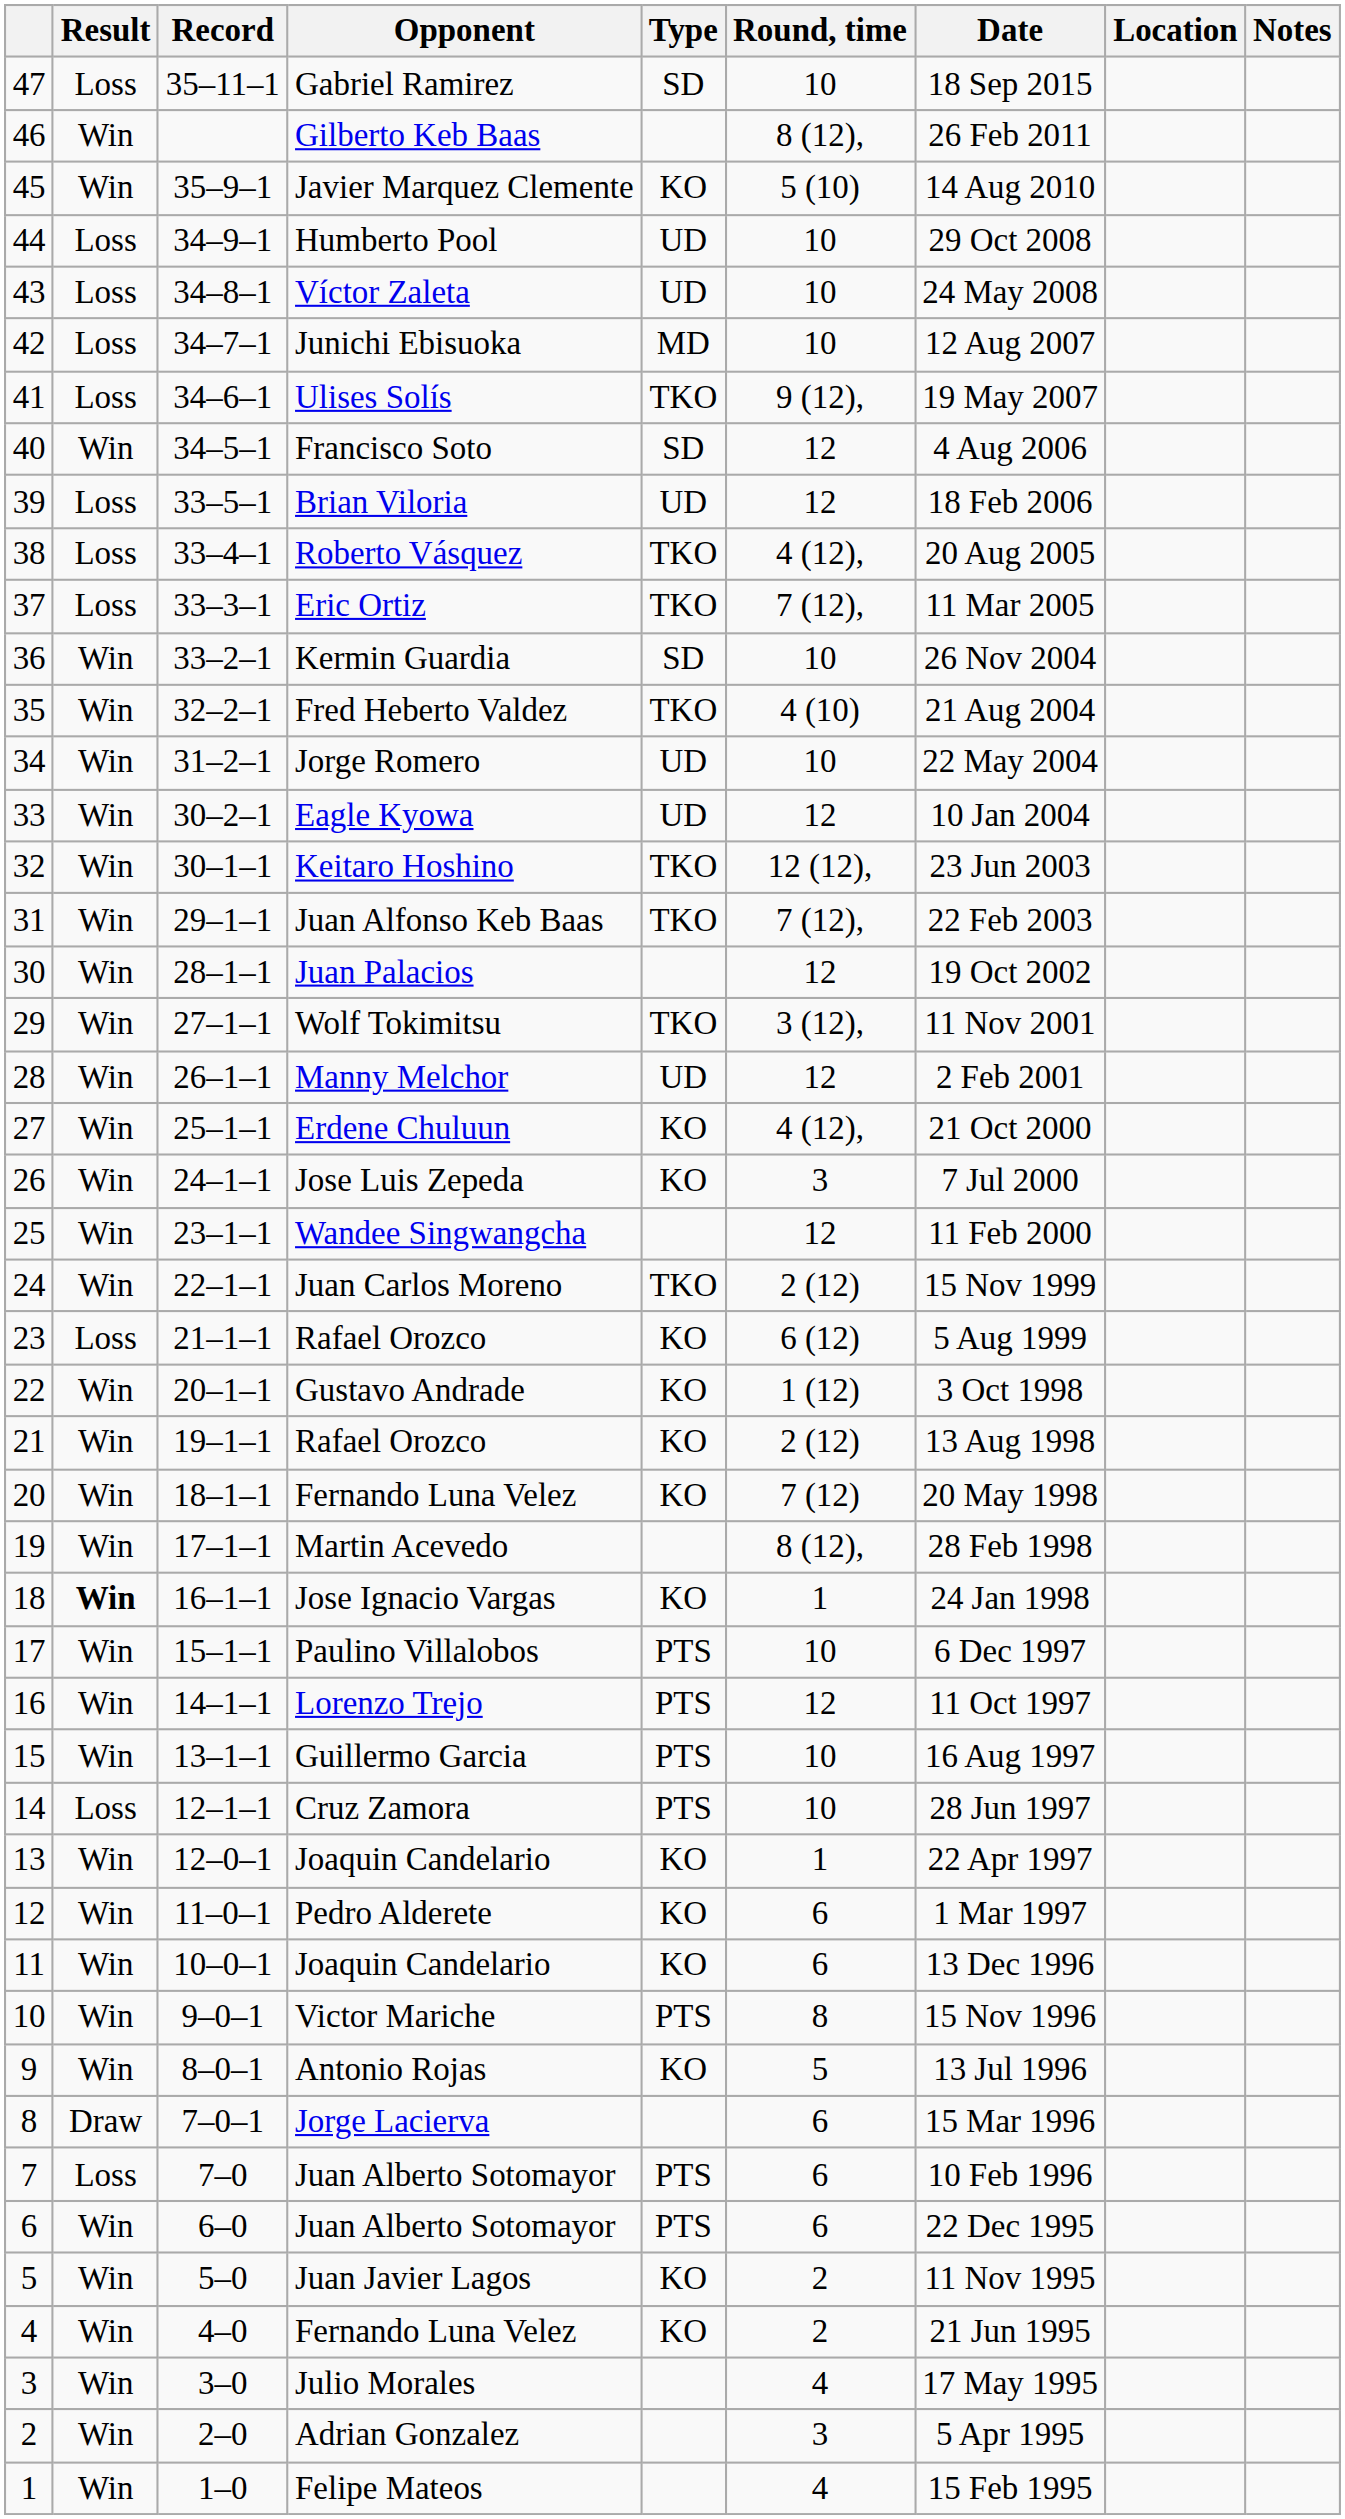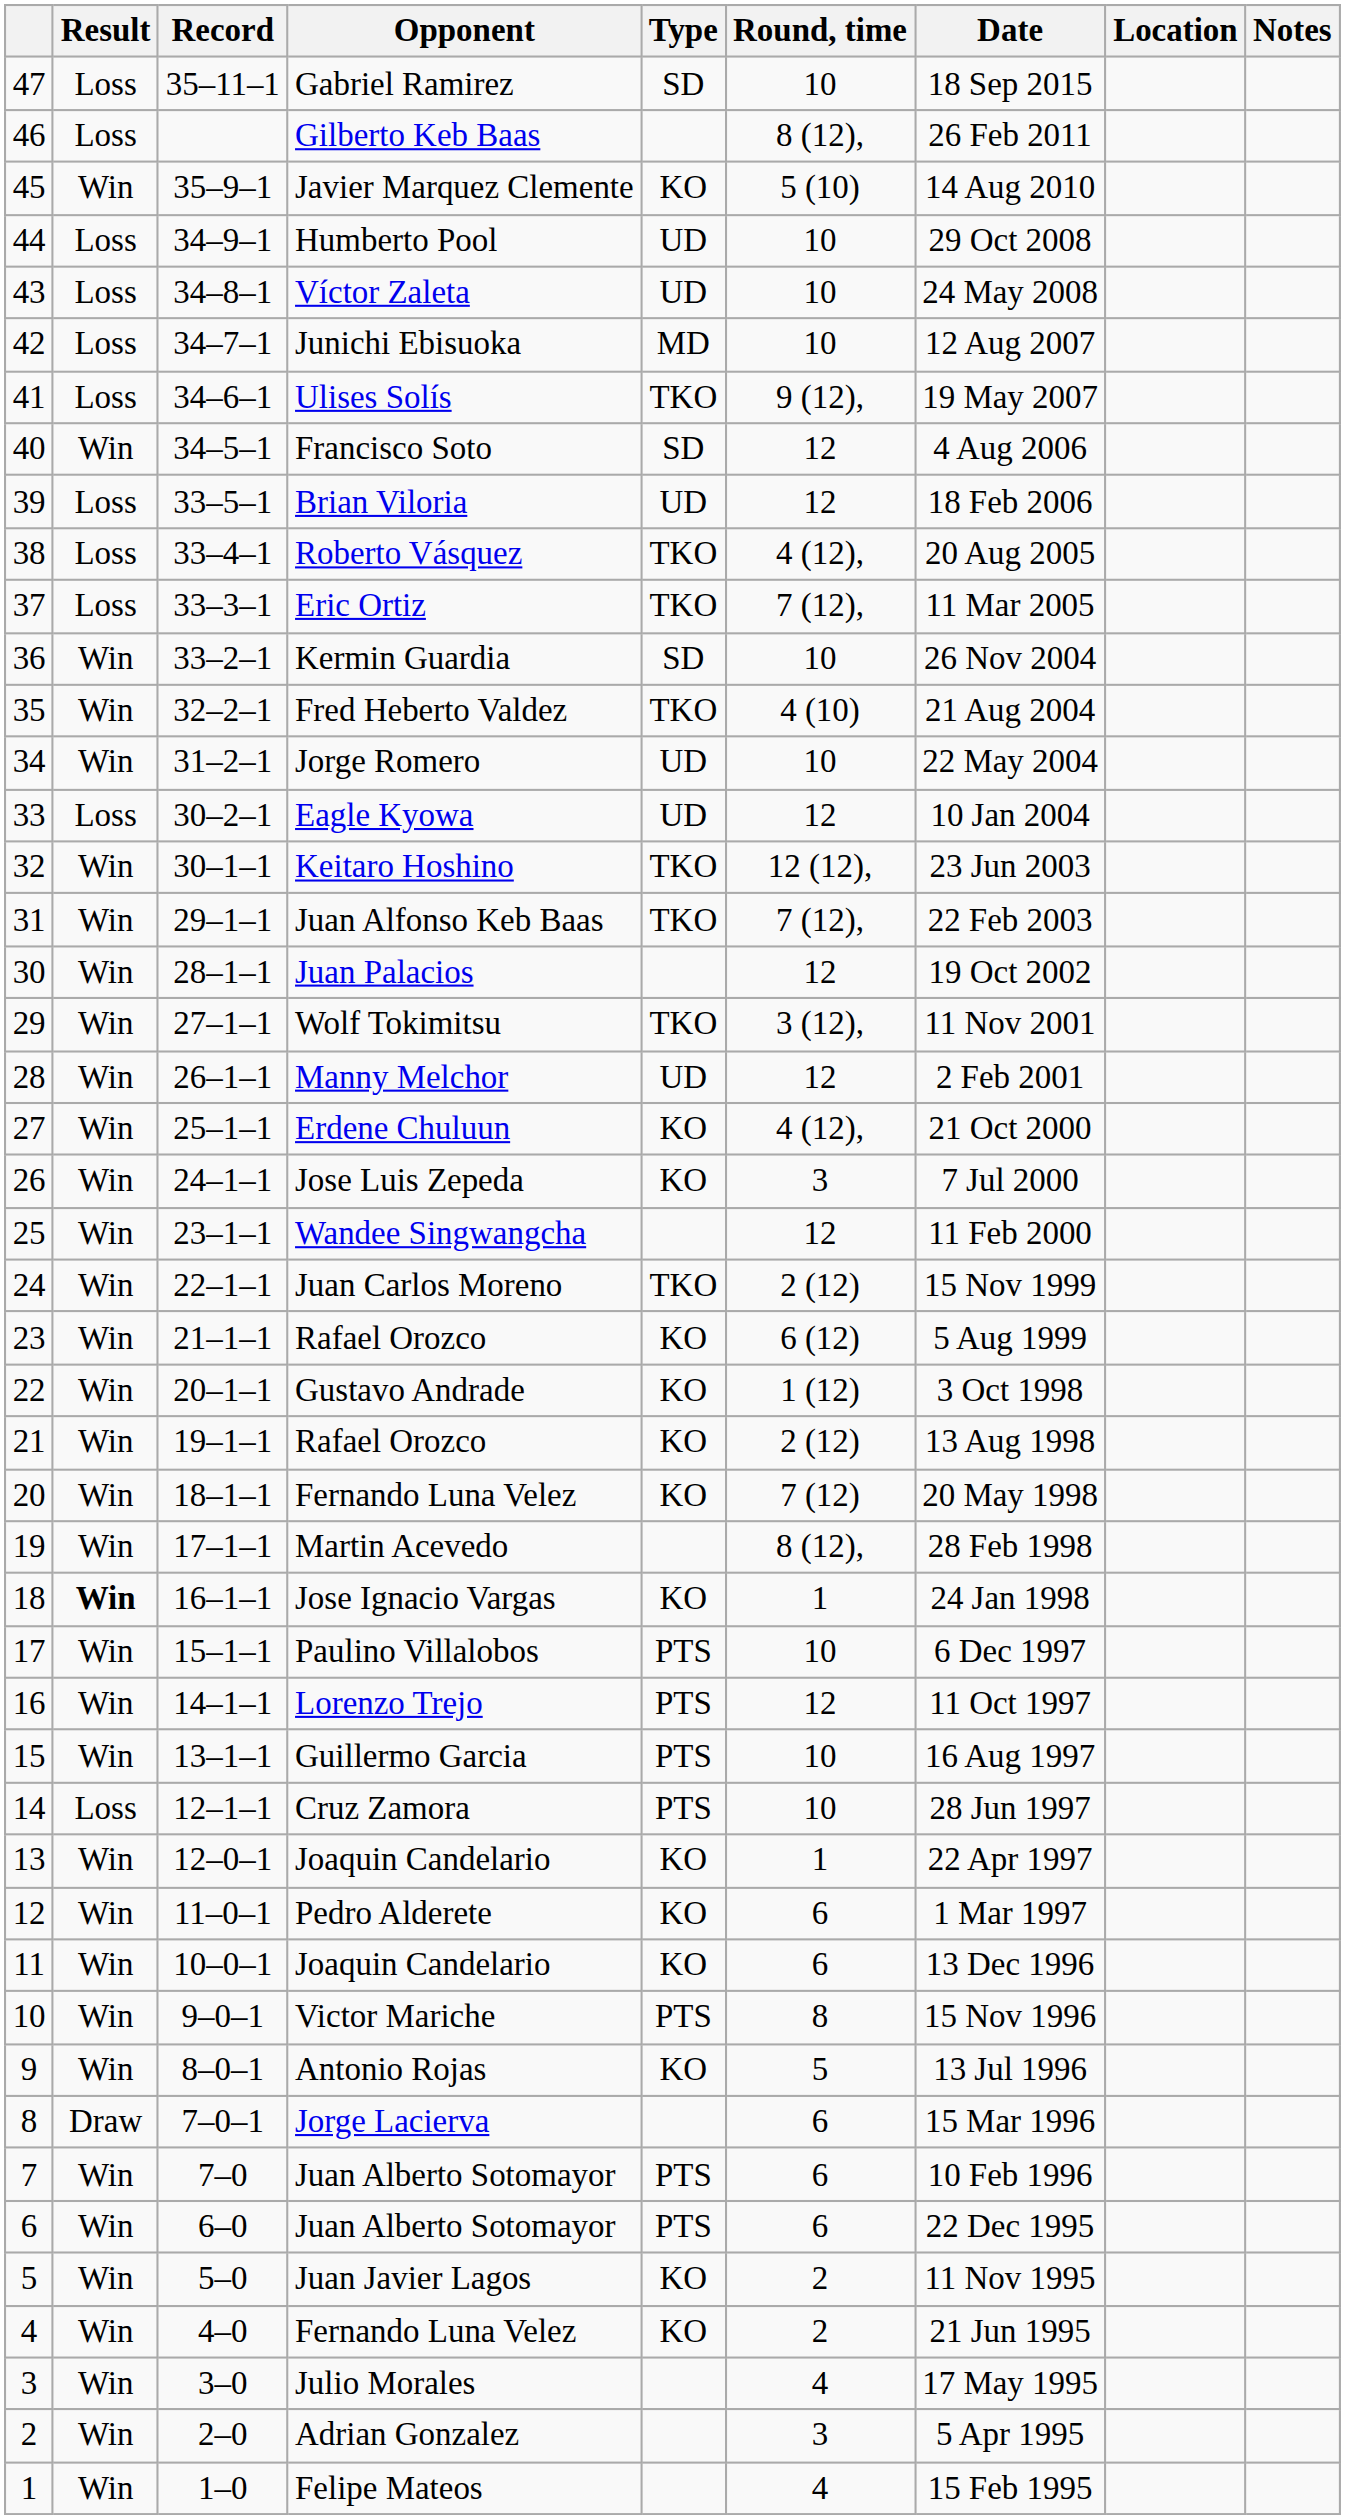(106, 135) Win -> (106, 135) Loss
(106, 814) Win -> (106, 814) Loss
(106, 1337) Loss -> (106, 1337) Win
(106, 2173) Loss -> (106, 2173) Win
